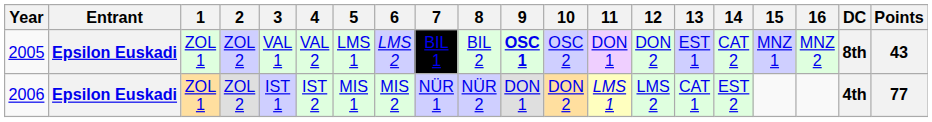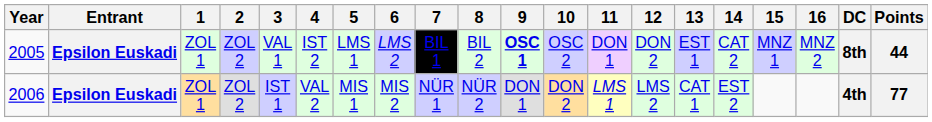(315, 51) VAL 2 -> (315, 51) IST 2
(899, 51) 43 -> (899, 51) 44
(315, 95) IST 2 -> (315, 95) VAL 2
